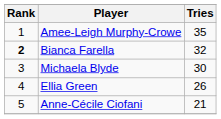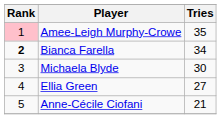(21, 31) no background -> (21, 31) pink background
(200, 50) 32 -> (200, 50) 34
(200, 86) 26 -> (200, 86) 27
